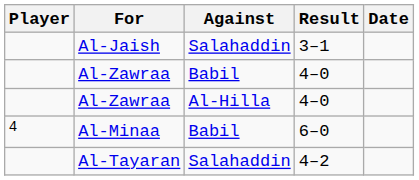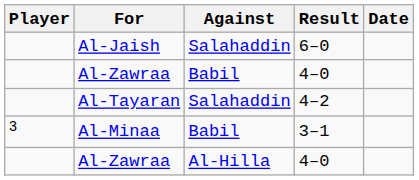(314, 46) 3–1 -> (314, 46) 6–0
rows swapped: (129, 162) <-> (124, 102)
(13, 128) 4 -> (13, 128) 3
(314, 132) 6–0 -> (314, 132) 3–1
